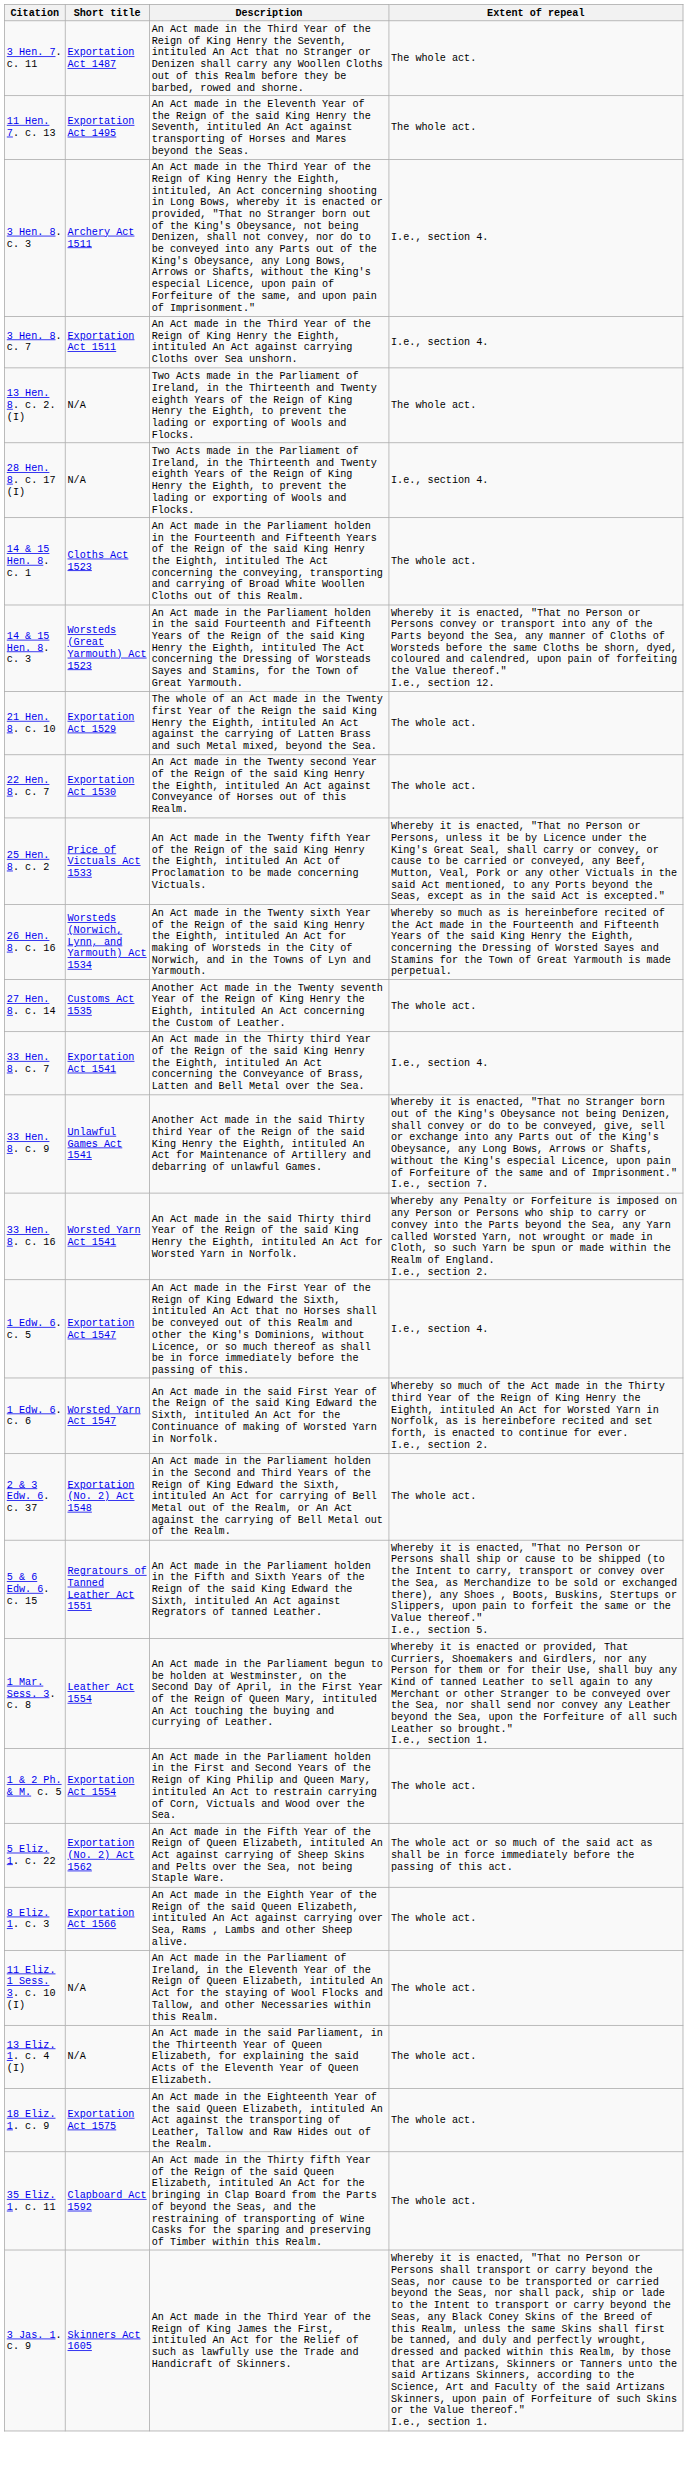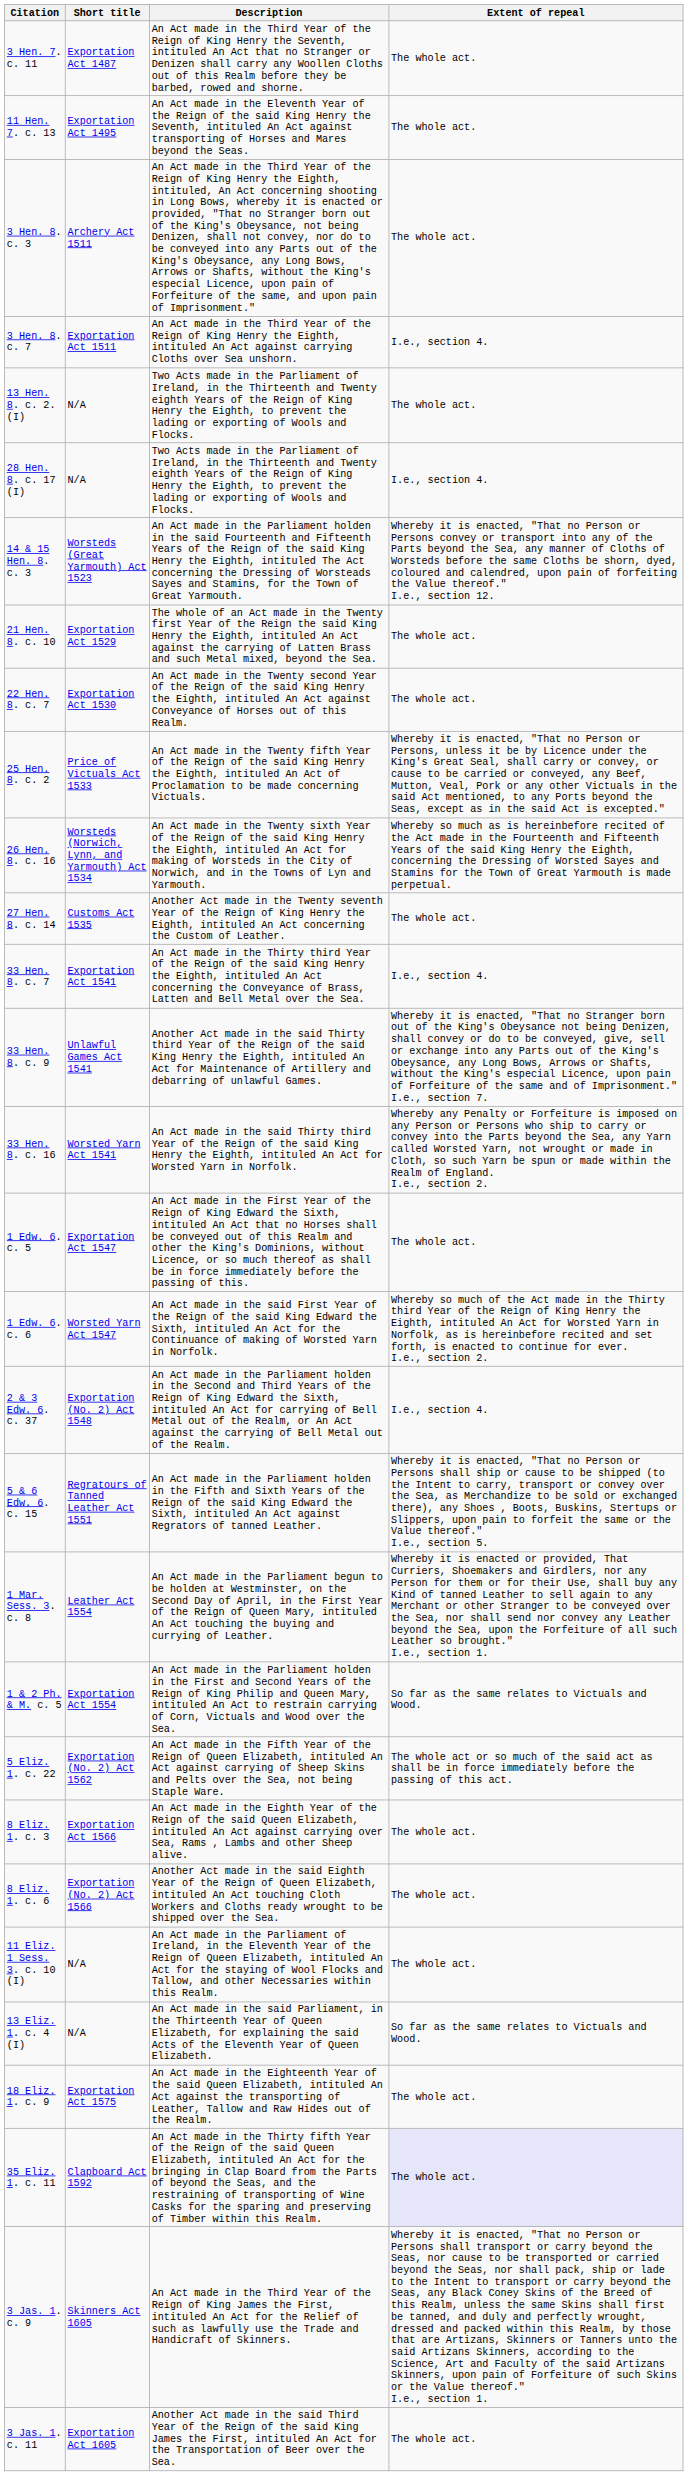(440, 238) I.e., section 4. -> (434, 238) The whole act.
- row: (28, 561)
(440, 1329) I.e., section 4. -> (434, 1242) The whole act.
(434, 1497) The whole act. -> (440, 1410) I.e., section 4.
(434, 1786) The whole act. -> (519, 1699) So far as the same relates to Victuals and Wood.
+ row: (28, 1895)
(434, 2057) The whole act. -> (519, 2034) So far as the same relates to Victuals and Wood.
(434, 2201) no background -> (434, 2178) lavender background
+ row: (34, 2439)
